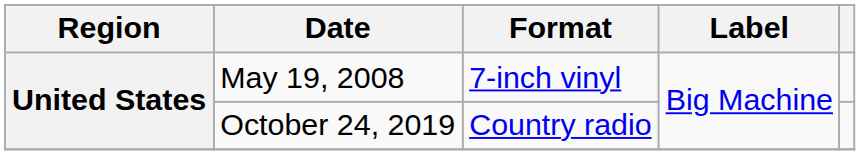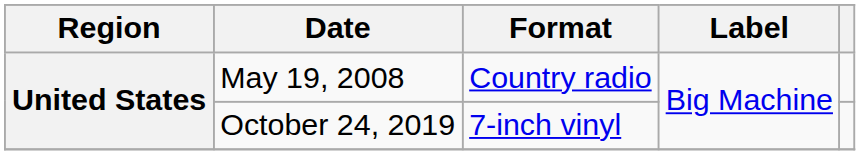(545, 76) 7-inch vinyl -> (560, 76) Country radio
(560, 125) Country radio -> (545, 125) 7-inch vinyl
